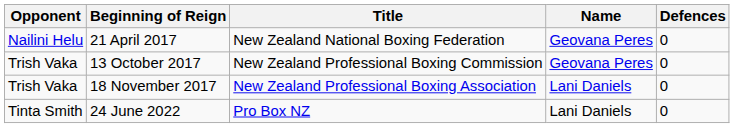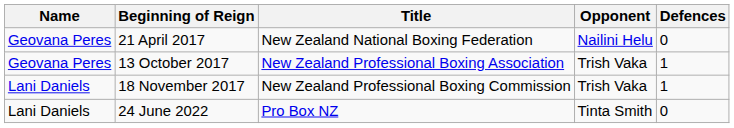columns swapped: (601, 16) <-> (46, 16)
(388, 63) New Zealand Professional Boxing Commission -> (413, 63) New Zealand Professional Boxing Association
(664, 63) 0 -> (664, 63) 1
(385, 87) New Zealand Professional Boxing Association -> (416, 87) New Zealand Professional Boxing Commission
(664, 87) 0 -> (664, 87) 1
